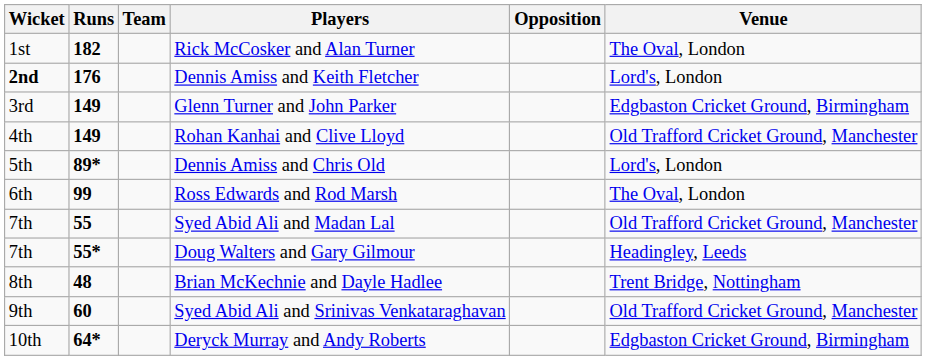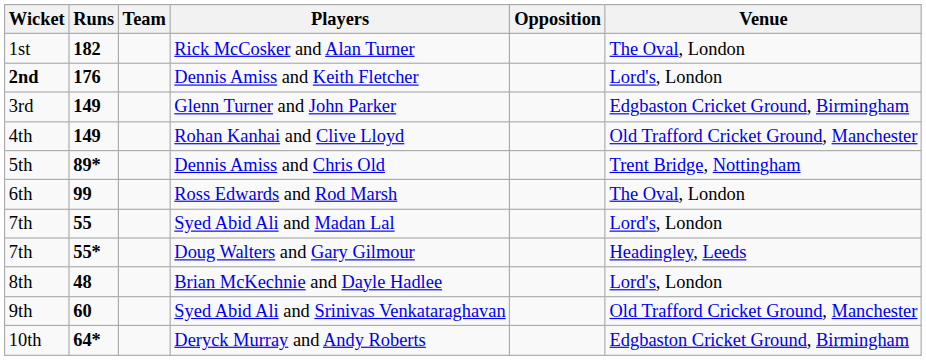(666, 164) Lord's, London -> (705, 164) Trent Bridge, Nottingham
(763, 223) Old Trafford Cricket Ground, Manchester -> (666, 223) Lord's, London
(705, 281) Trent Bridge, Nottingham -> (666, 281) Lord's, London
